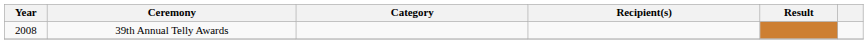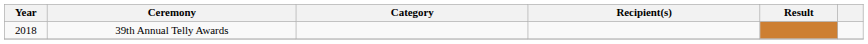(26, 30) 2008 -> (26, 30) 2018
